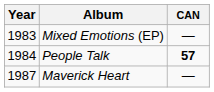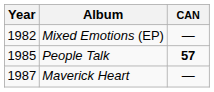(22, 35) 1983 -> (22, 35) 1982
(22, 55) 1984 -> (22, 55) 1985
